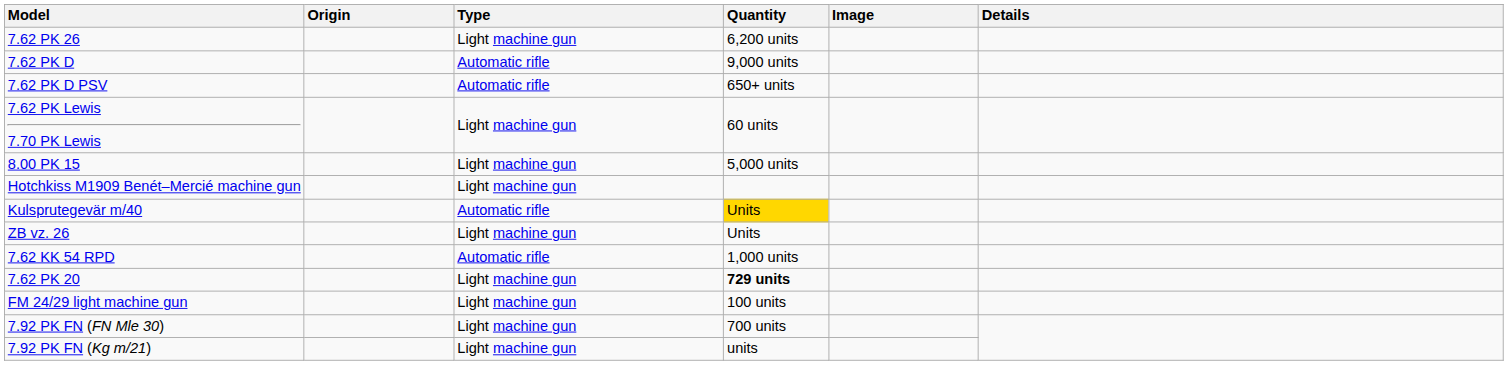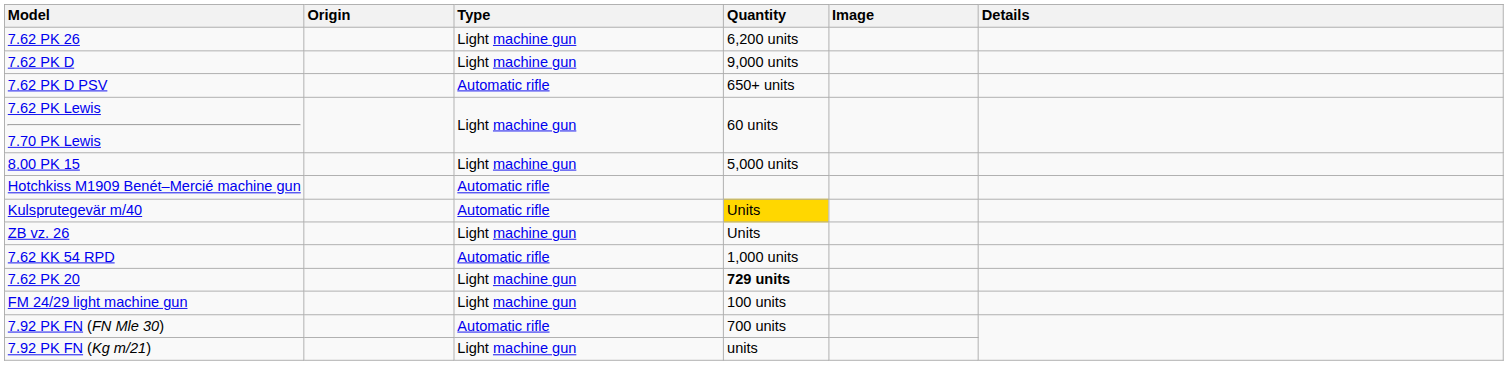(503, 62) Automatic rifle -> (517, 62) Light machine gun
(517, 187) Light machine gun -> (503, 187) Automatic rifle
(517, 325) Light machine gun -> (503, 325) Automatic rifle
